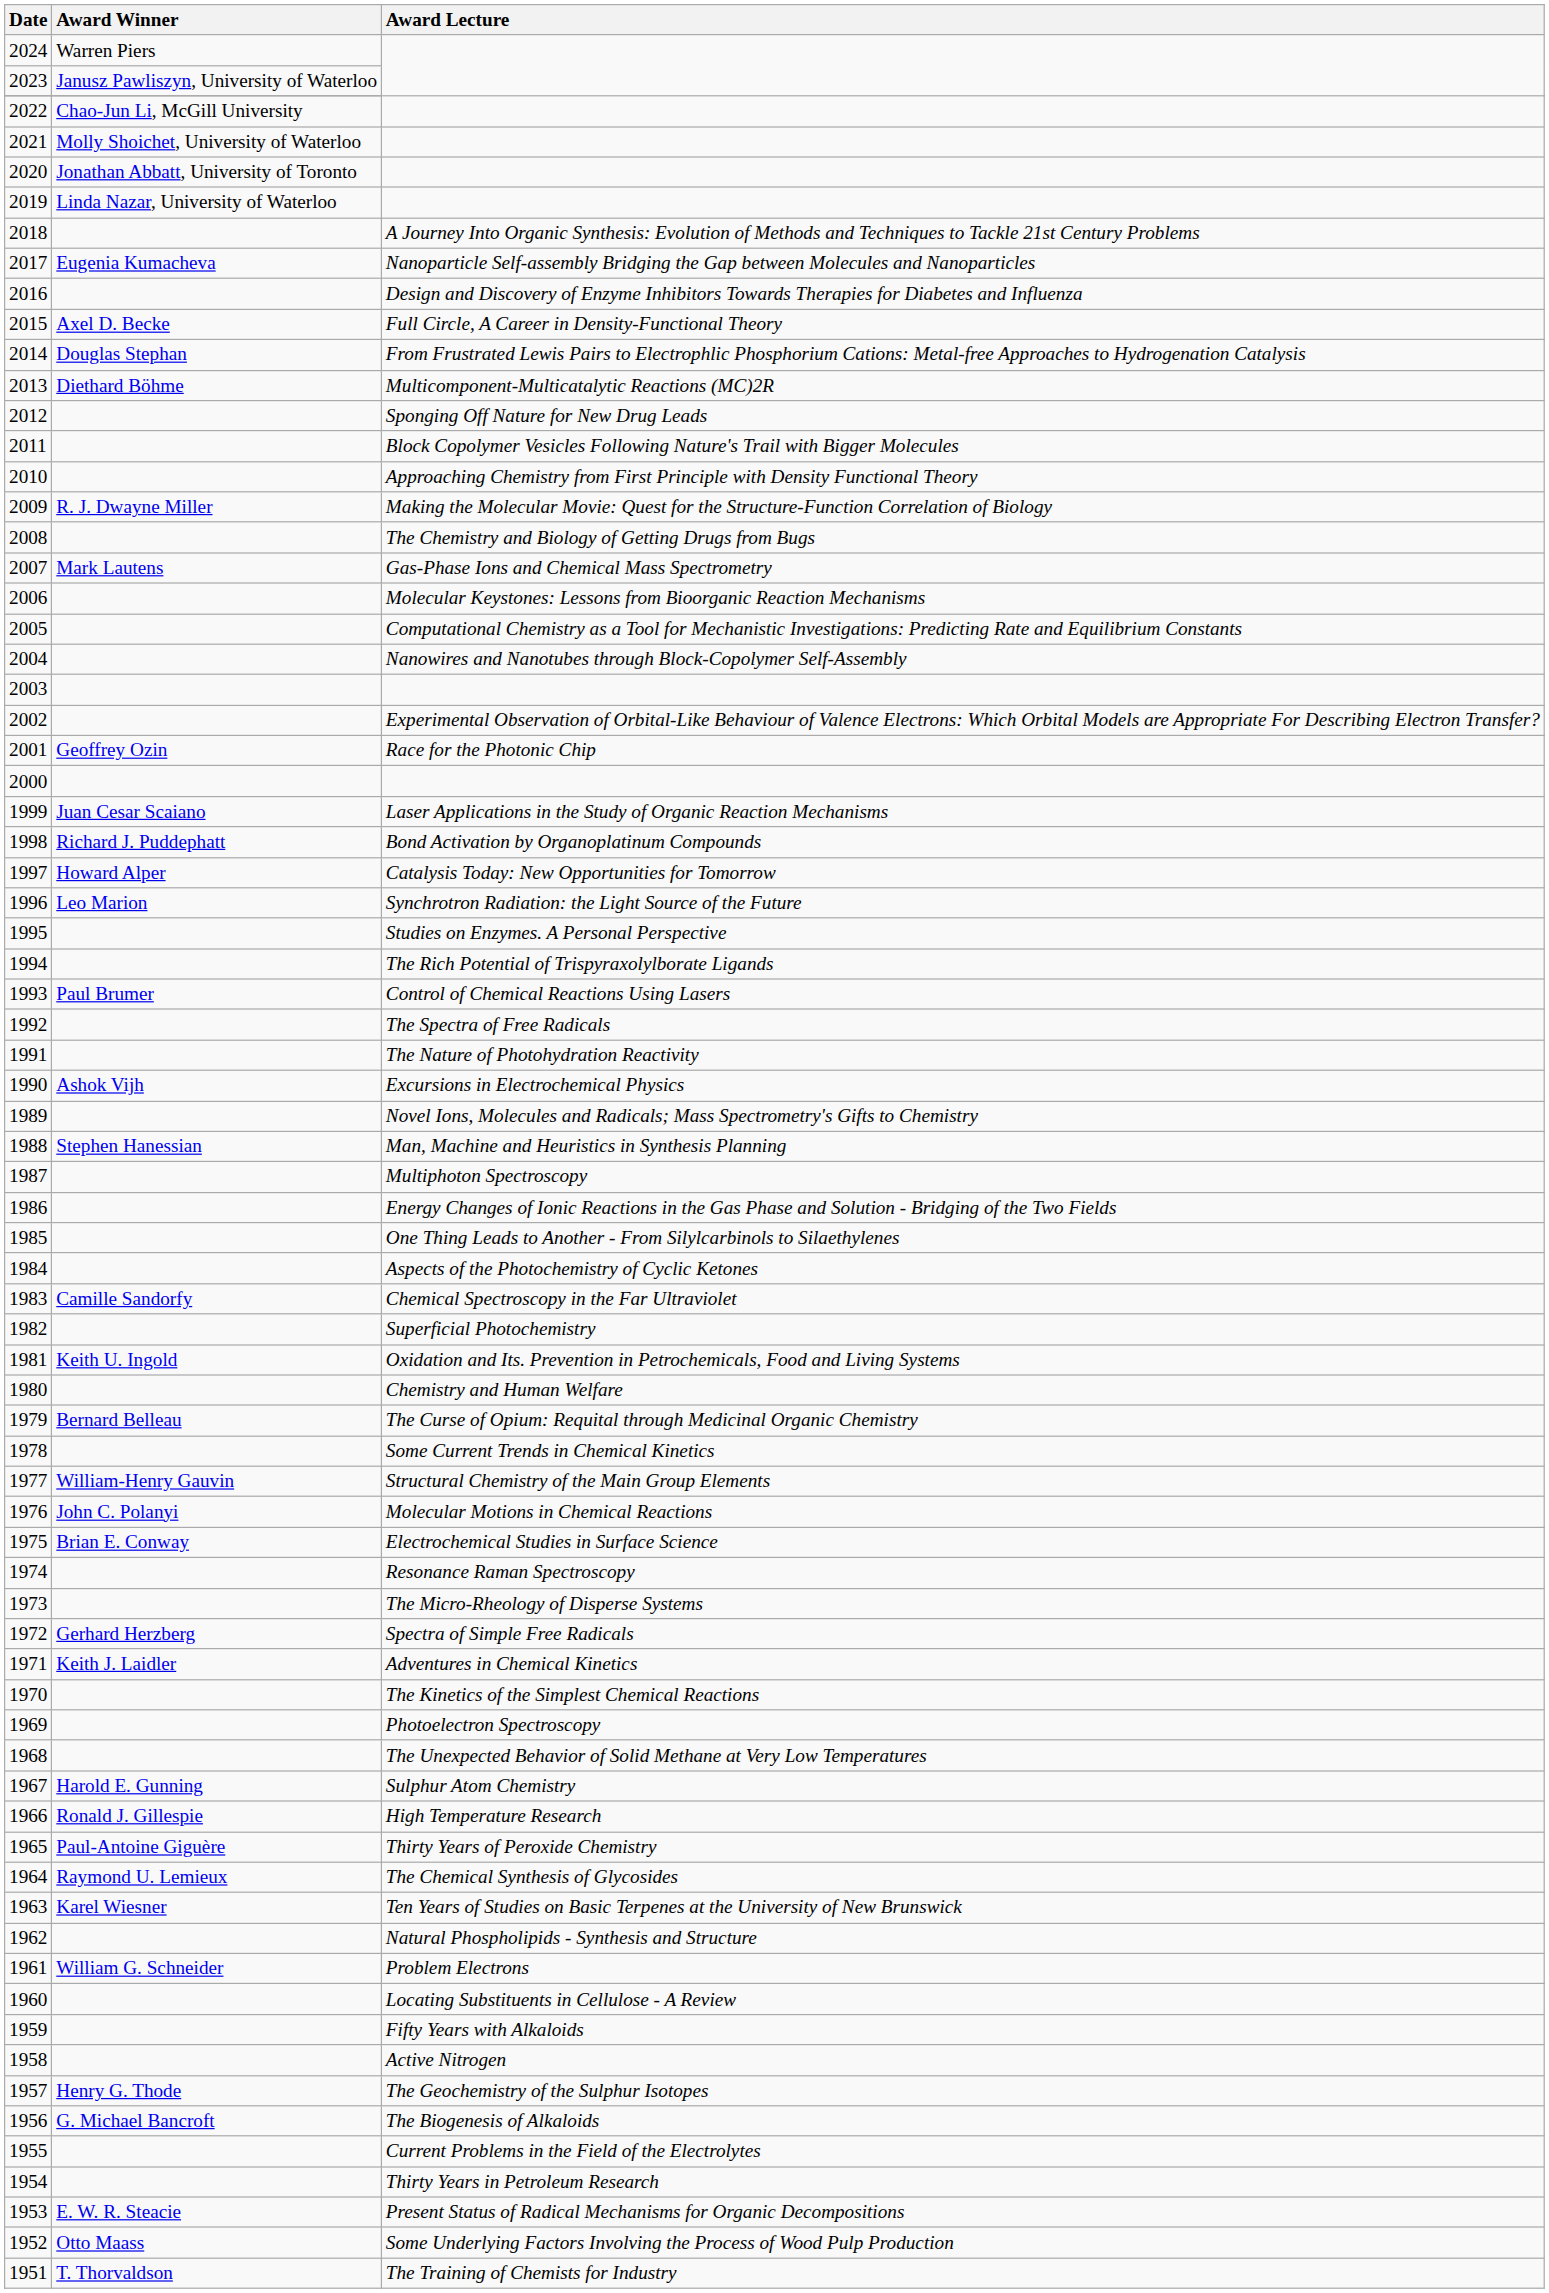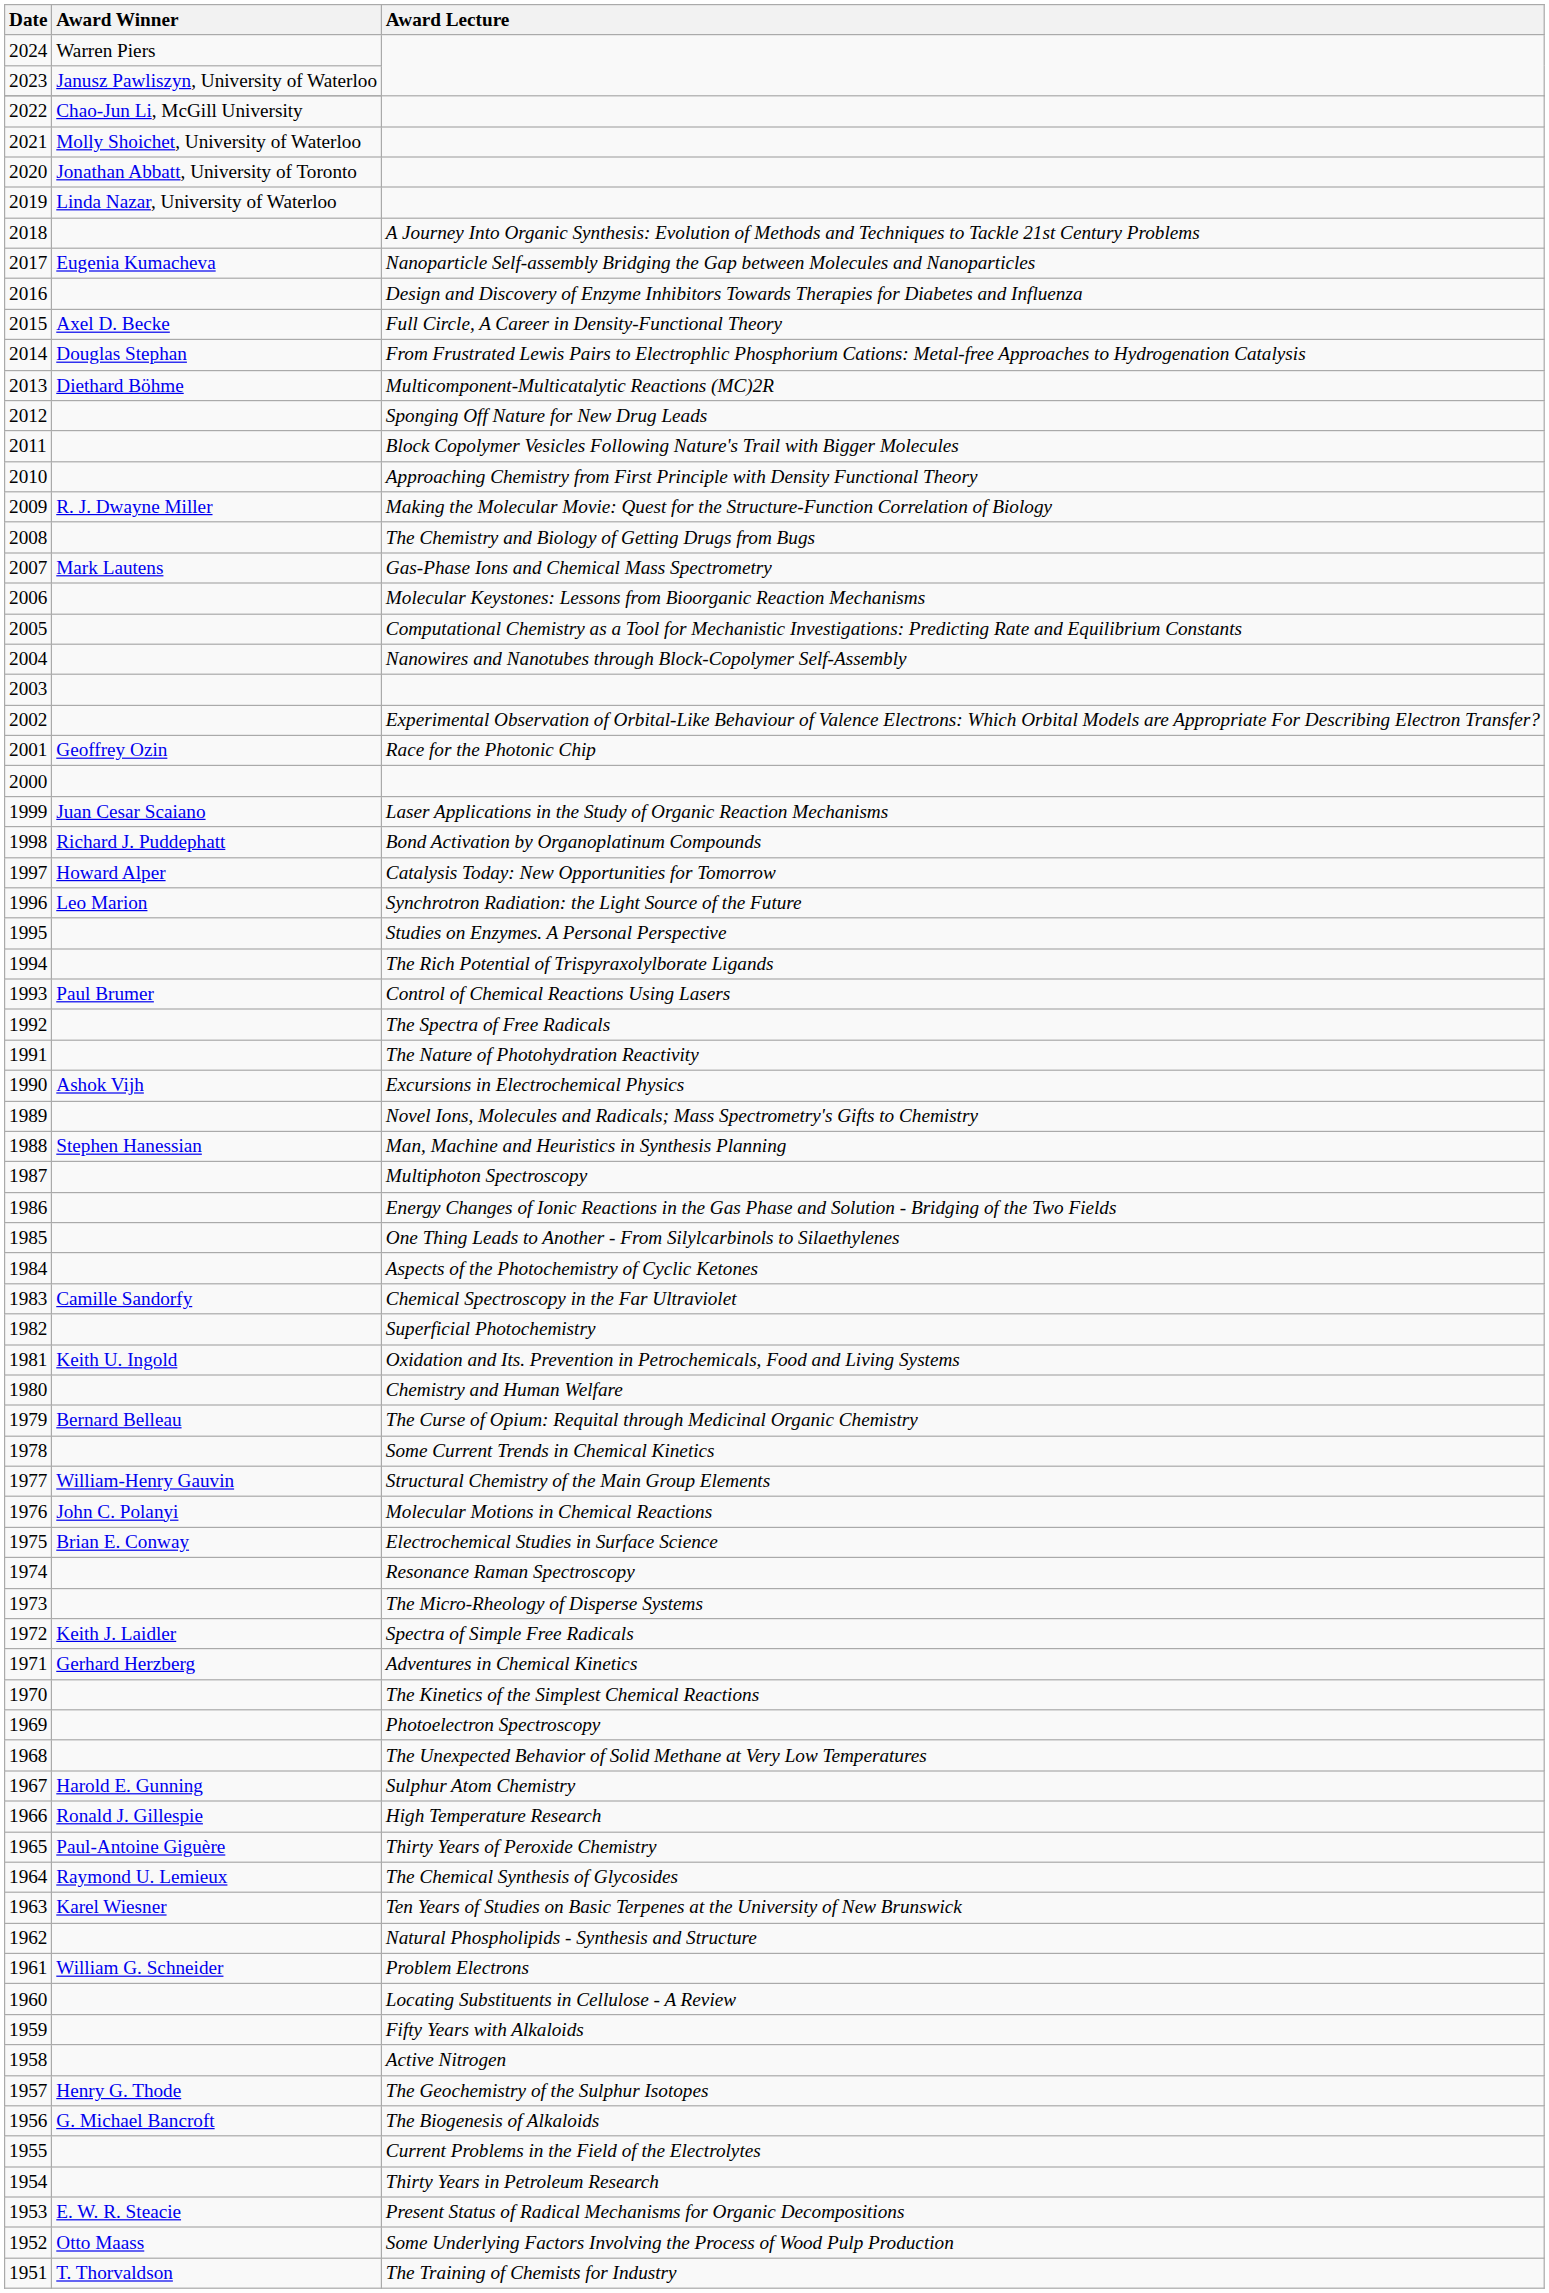(126, 1633) Gerhard Herzberg -> (116, 1633) Keith J. Laidler
(116, 1664) Keith J. Laidler -> (126, 1664) Gerhard Herzberg
